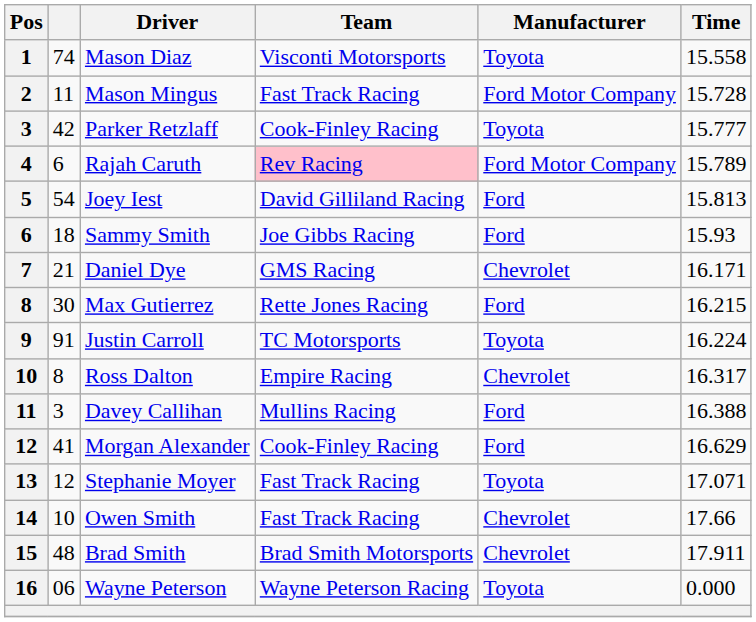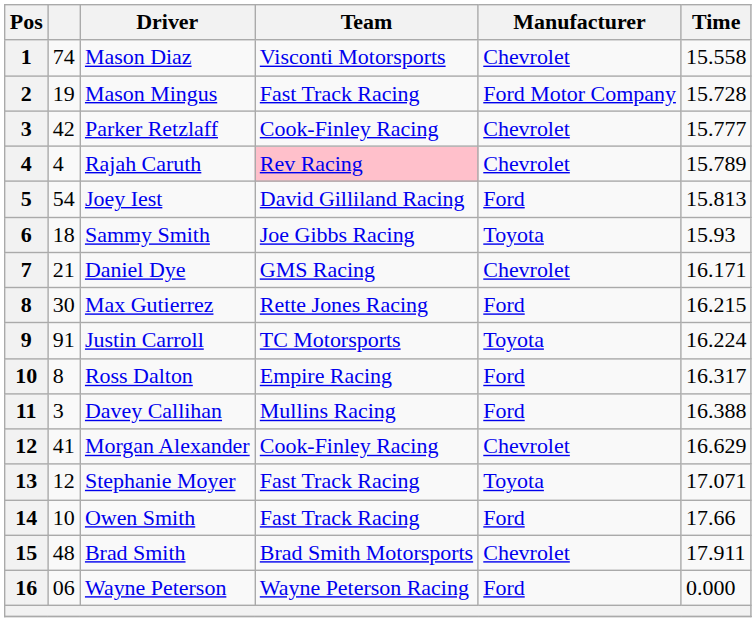(514, 57) Toyota -> (527, 57) Chevrolet
(63, 92) 11 -> (64, 92) 19
(514, 127) Toyota -> (527, 127) Chevrolet
(58, 163) 6 -> (58, 163) 4
(580, 163) Ford Motor Company -> (527, 163) Chevrolet
(504, 233) Ford -> (514, 233) Toyota
(527, 375) Chevrolet -> (504, 375) Ford
(504, 446) Ford -> (527, 446) Chevrolet
(527, 516) Chevrolet -> (504, 516) Ford
(514, 587) Toyota -> (504, 587) Ford
